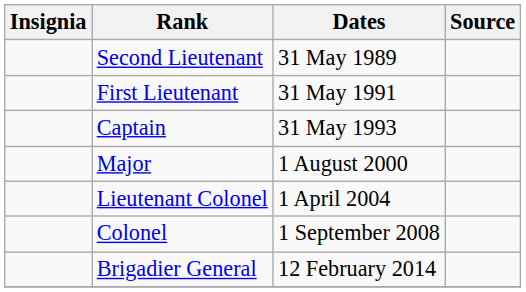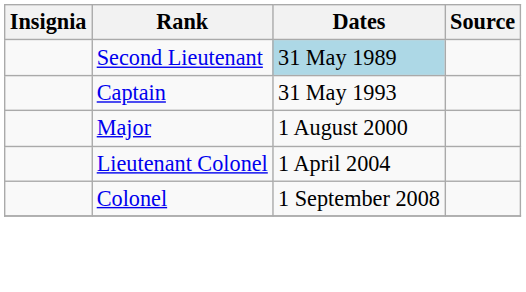(337, 57) no background -> (337, 57) lightblue background
- row: (167, 92)
- row: (177, 269)
